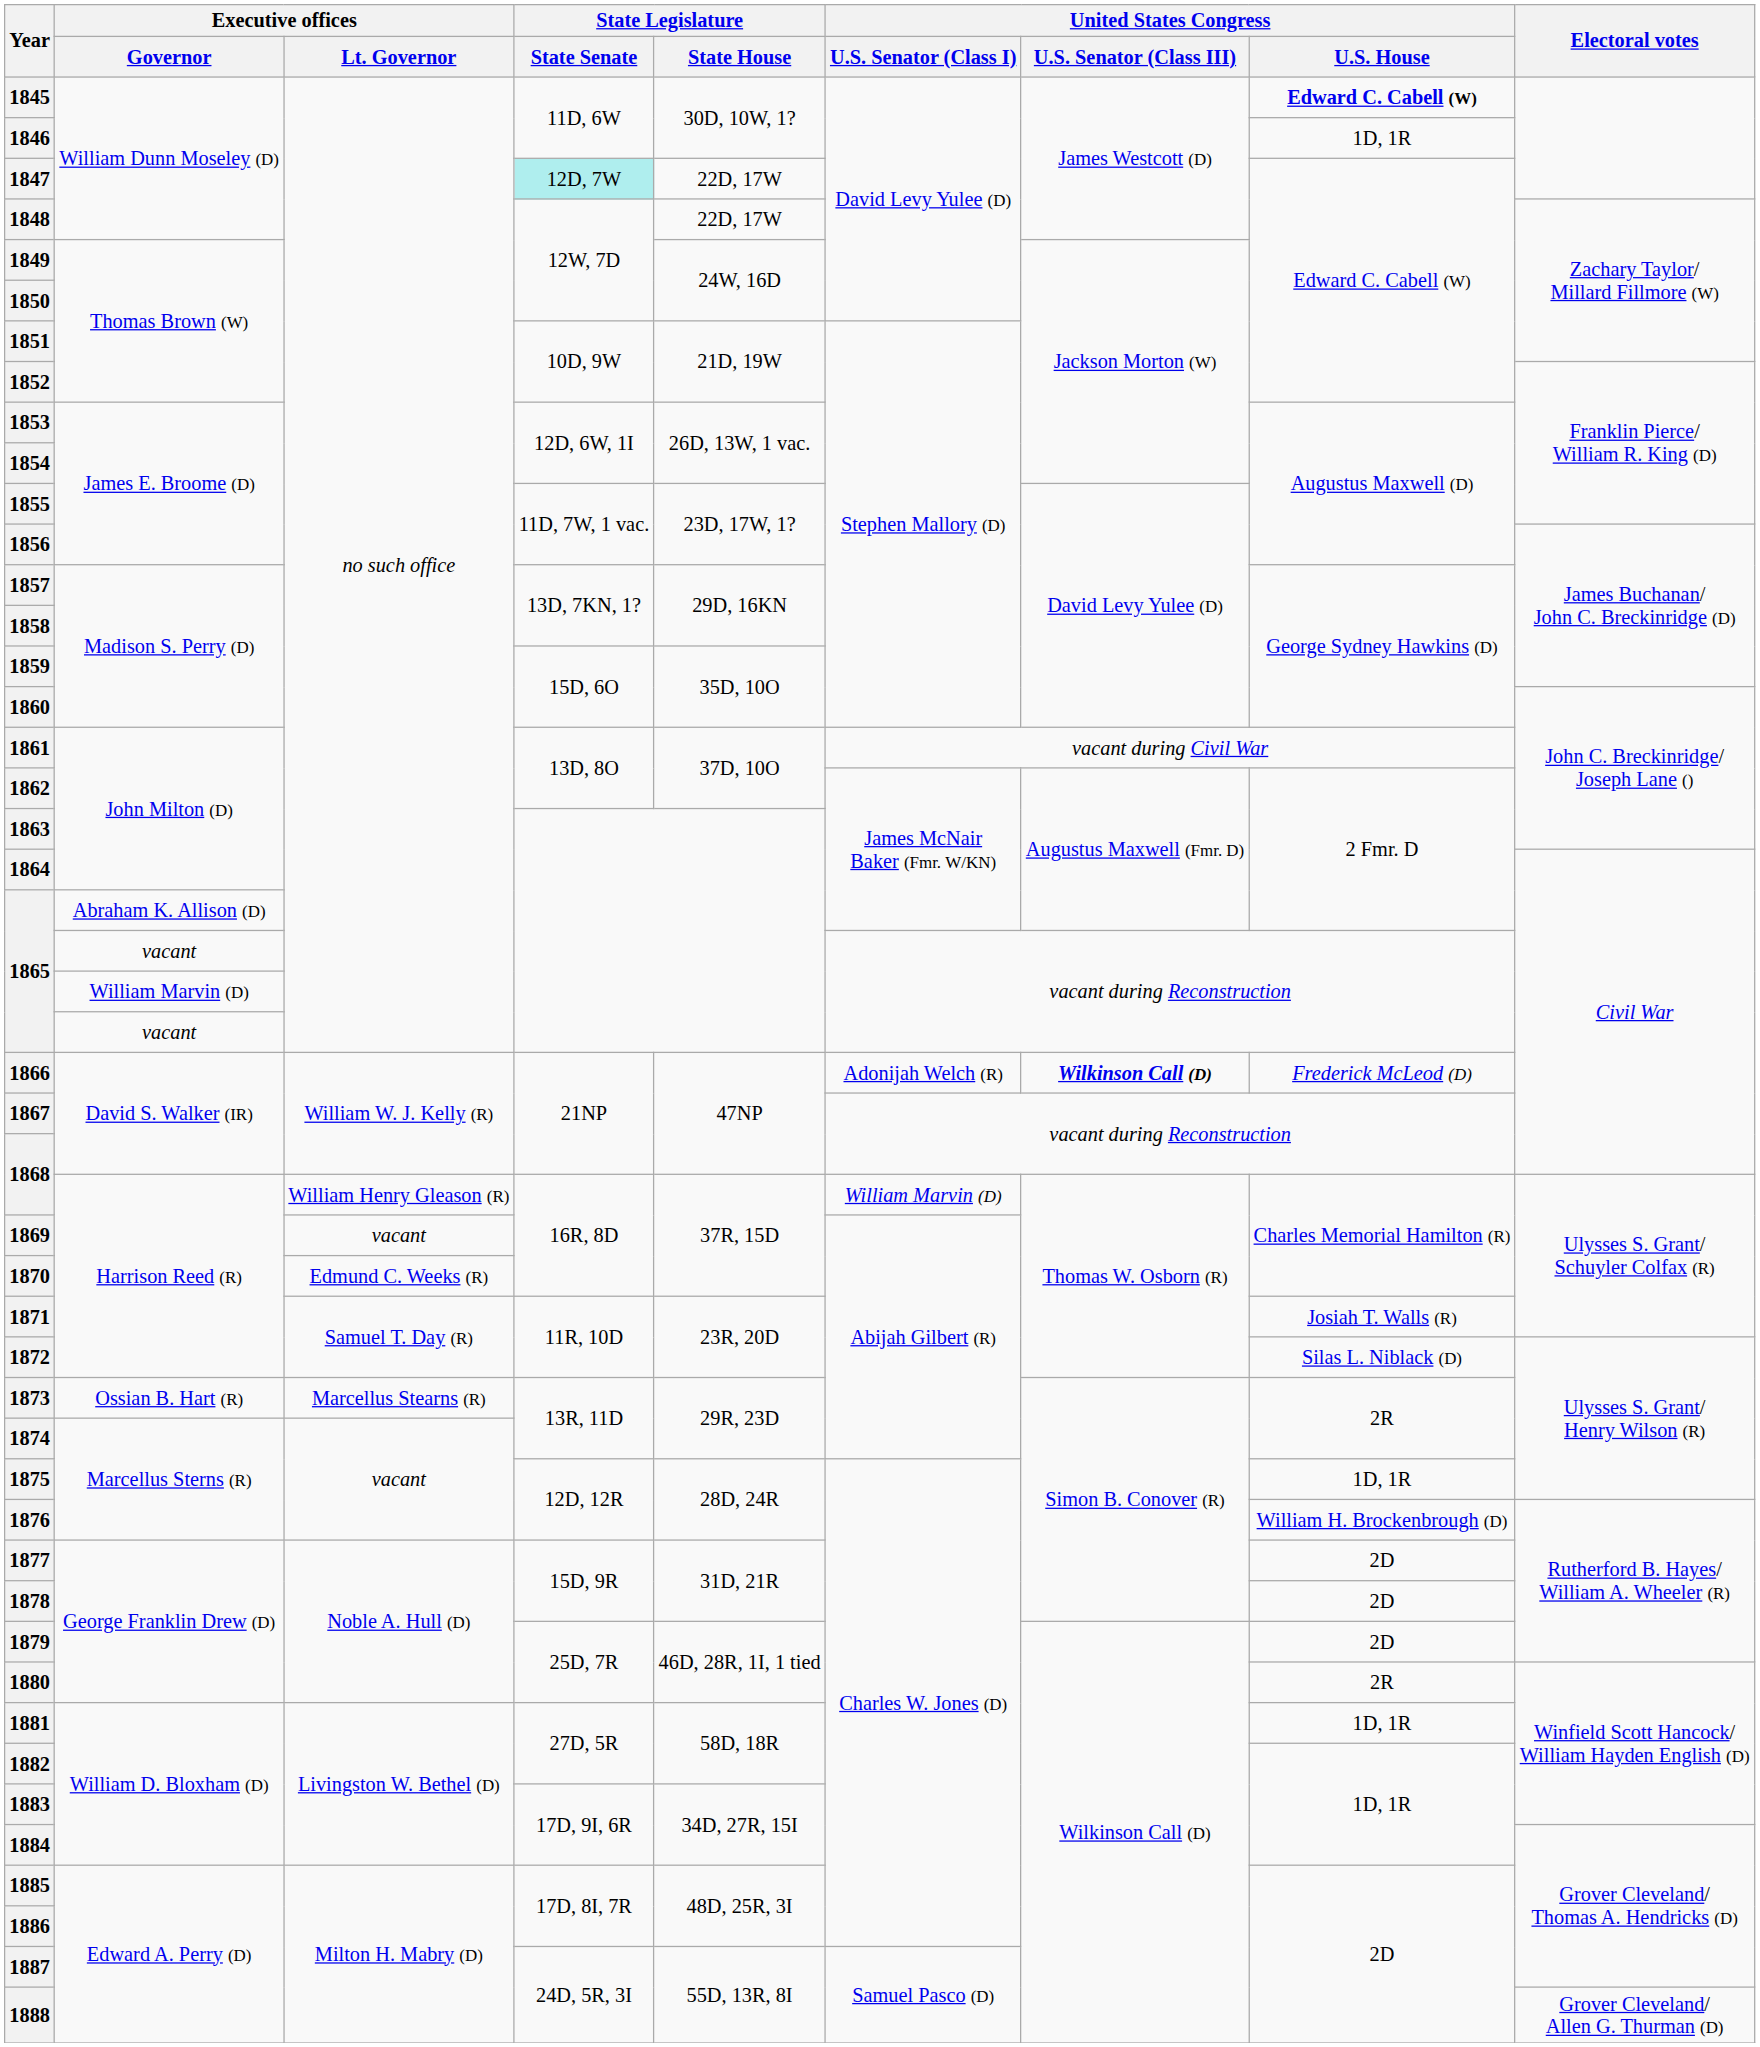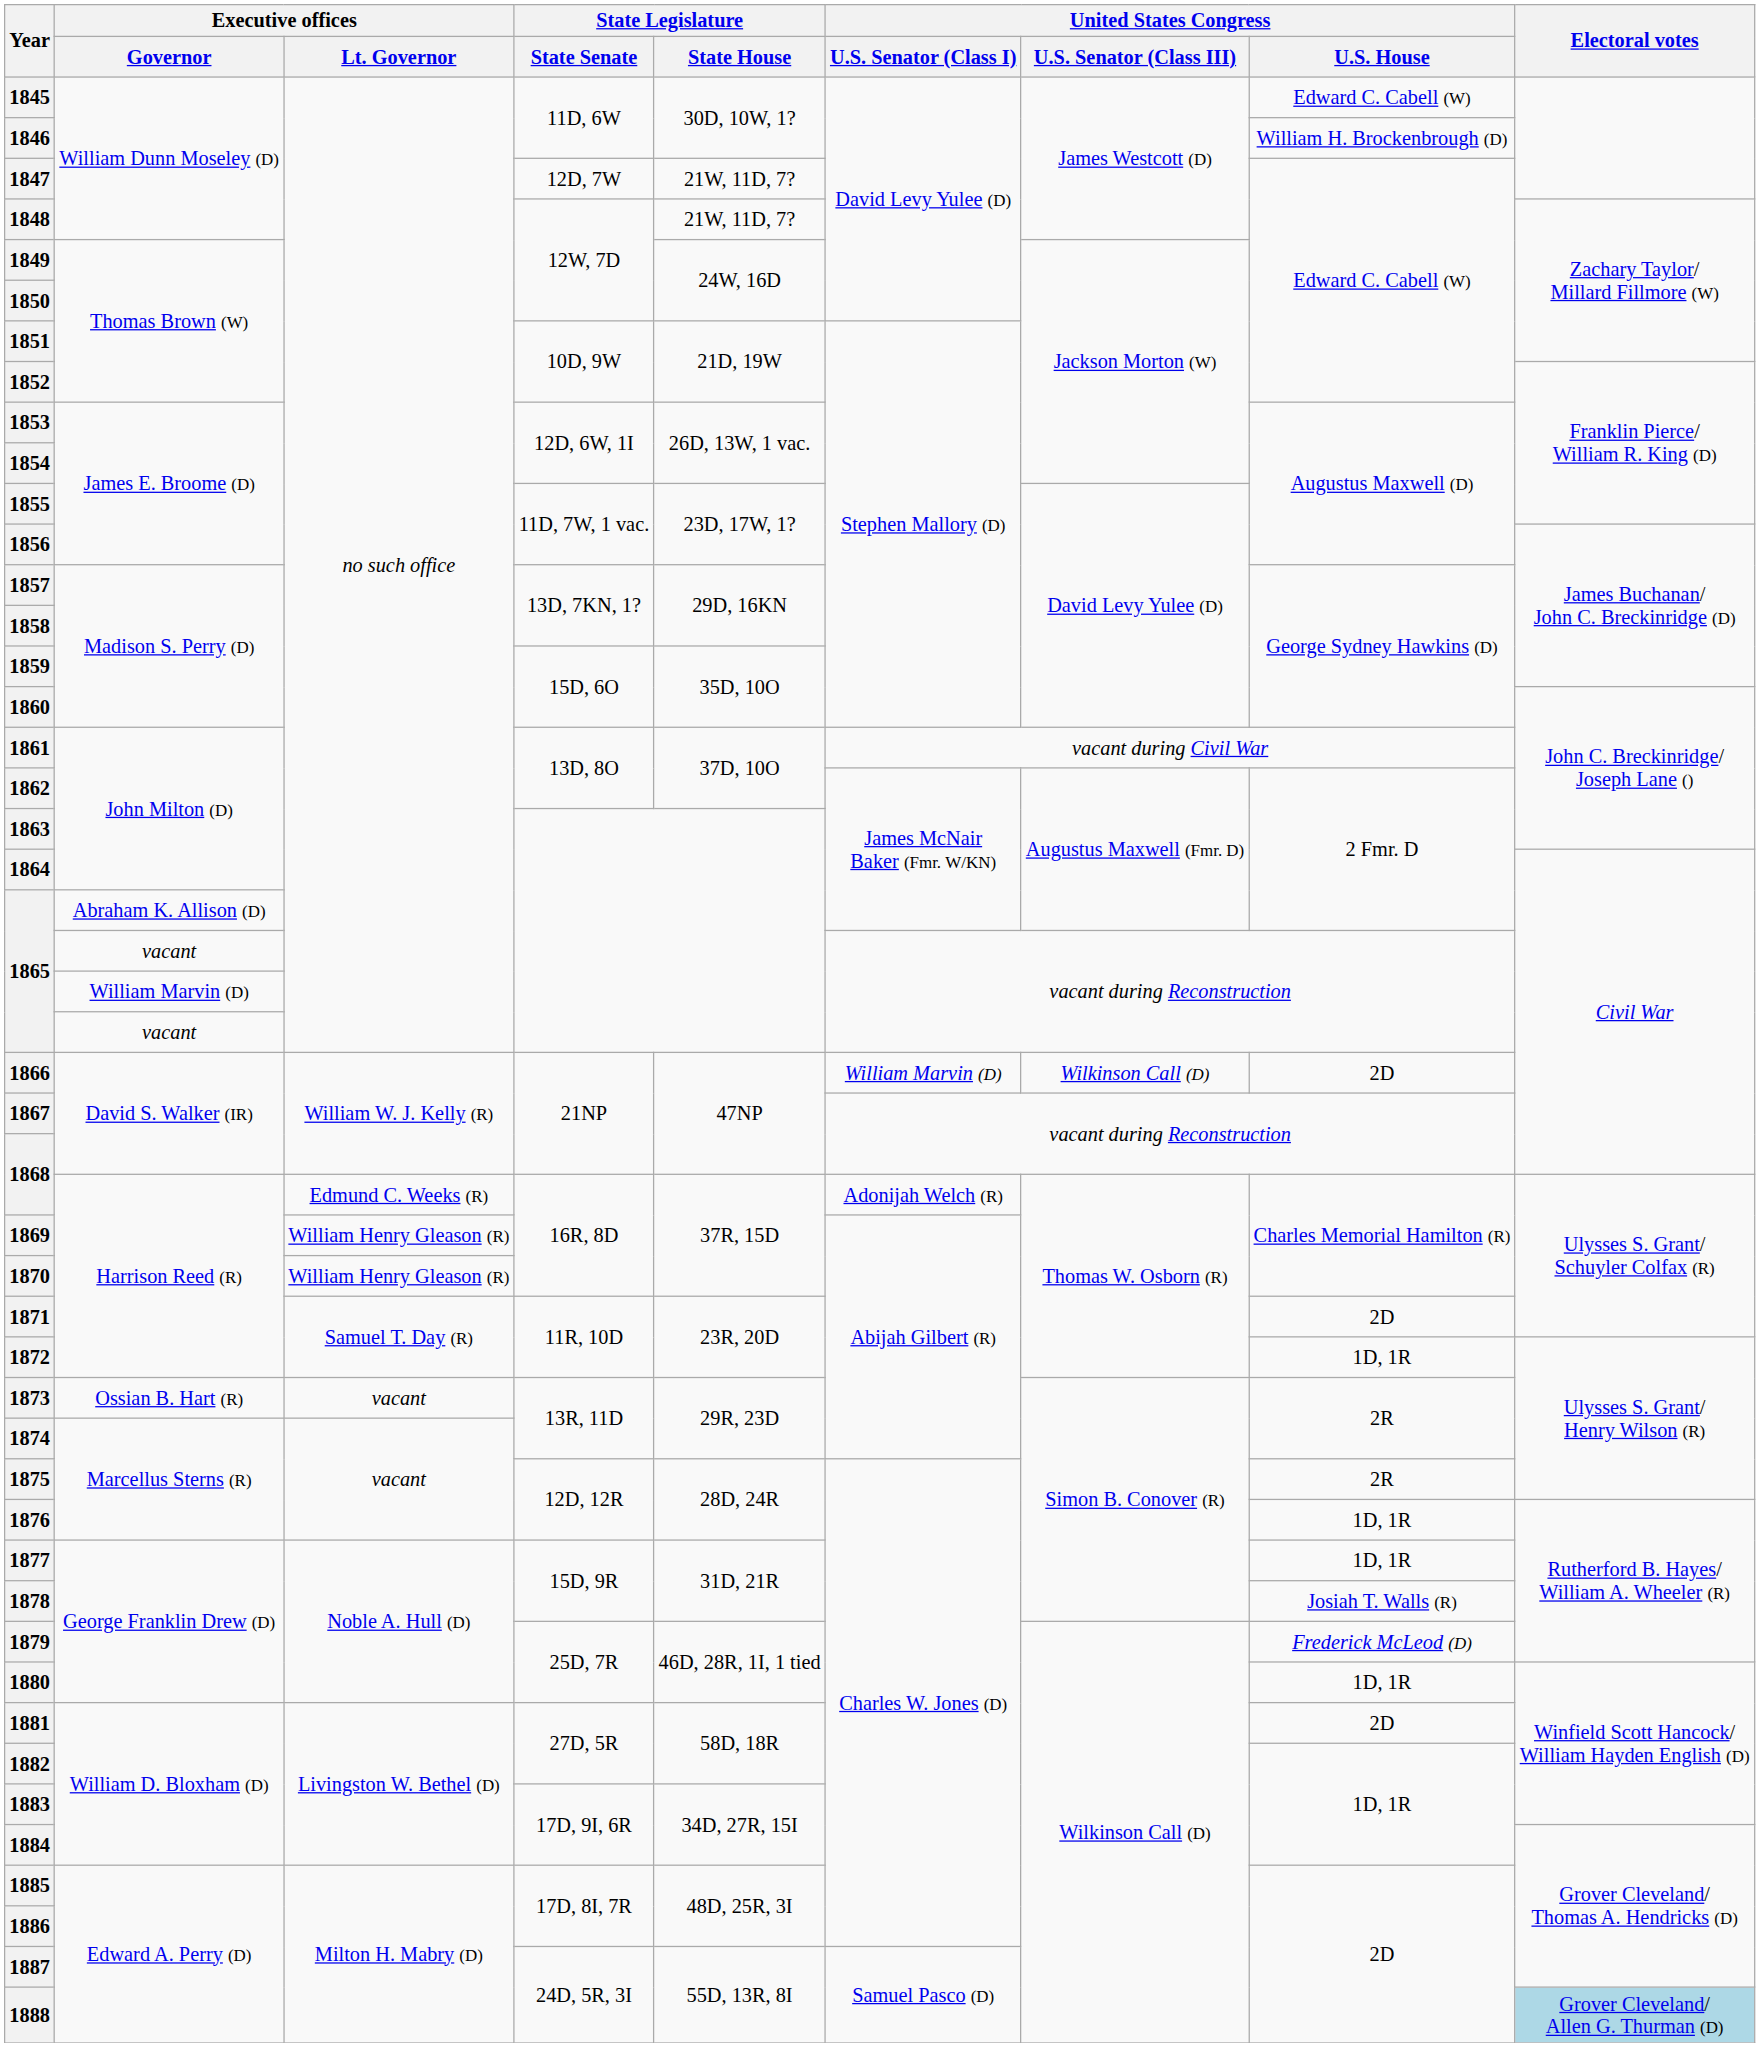(1382, 97) bold -> (1382, 97) normal
(1382, 138) 1D, 1R -> (1382, 138) William H. Brockenbrough (D)
(584, 178) paleturquoise background -> (584, 178) no background
(740, 178) 22D, 17W -> (740, 178) 21W, 11D, 7?
(740, 219) 22D, 17W -> (740, 219) 21W, 11D, 7?
(923, 1073) Adonijah Welch (R) -> (923, 1073) William Marvin (D)
(1135, 1073) bold -> (1135, 1073) normal
(1382, 1073) Frederick McLeod (D) -> (1382, 1073) 2D
(399, 1194) William Henry Gleason (R) -> (399, 1194) Edmund C. Weeks (R)
(923, 1194) William Marvin (D) -> (923, 1194) Adonijah Welch (R)
(399, 1235) vacant -> (399, 1235) William Henry Gleason (R)
(399, 1276) Edmund C. Weeks (R) -> (399, 1276) William Henry Gleason (R)
(1382, 1316) Josiah T. Walls (R) -> (1382, 1316) 2D
(1382, 1357) Silas L. Niblack (D) -> (1382, 1357) 1D, 1R
(399, 1398) Marcellus Stearns (R) -> (399, 1398) vacant
(1382, 1479) 1D, 1R -> (1382, 1479) 2R
(1382, 1520) William H. Brockenbrough (D) -> (1382, 1520) 1D, 1R
(1382, 1560) 2D -> (1382, 1560) 1D, 1R
(1382, 1601) 2D -> (1382, 1601) Josiah T. Walls (R)
(1382, 1642) 2D -> (1382, 1642) Frederick McLeod (D)
(1382, 1682) 2R -> (1382, 1682) 1D, 1R
(1382, 1723) 1D, 1R -> (1382, 1723) 2D
(1635, 2014) no background -> (1635, 2014) lightblue background
